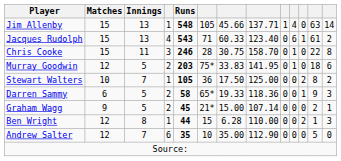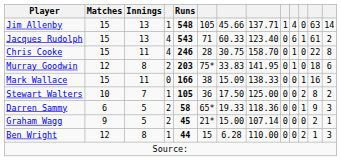(168, 53) 3 -> (168, 53) 4
(144, 66) 5 -> (144, 66) 8
+ row: (37, 80)
- row: (39, 135)
